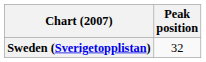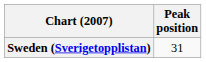(177, 47) 32 -> (177, 47) 31
